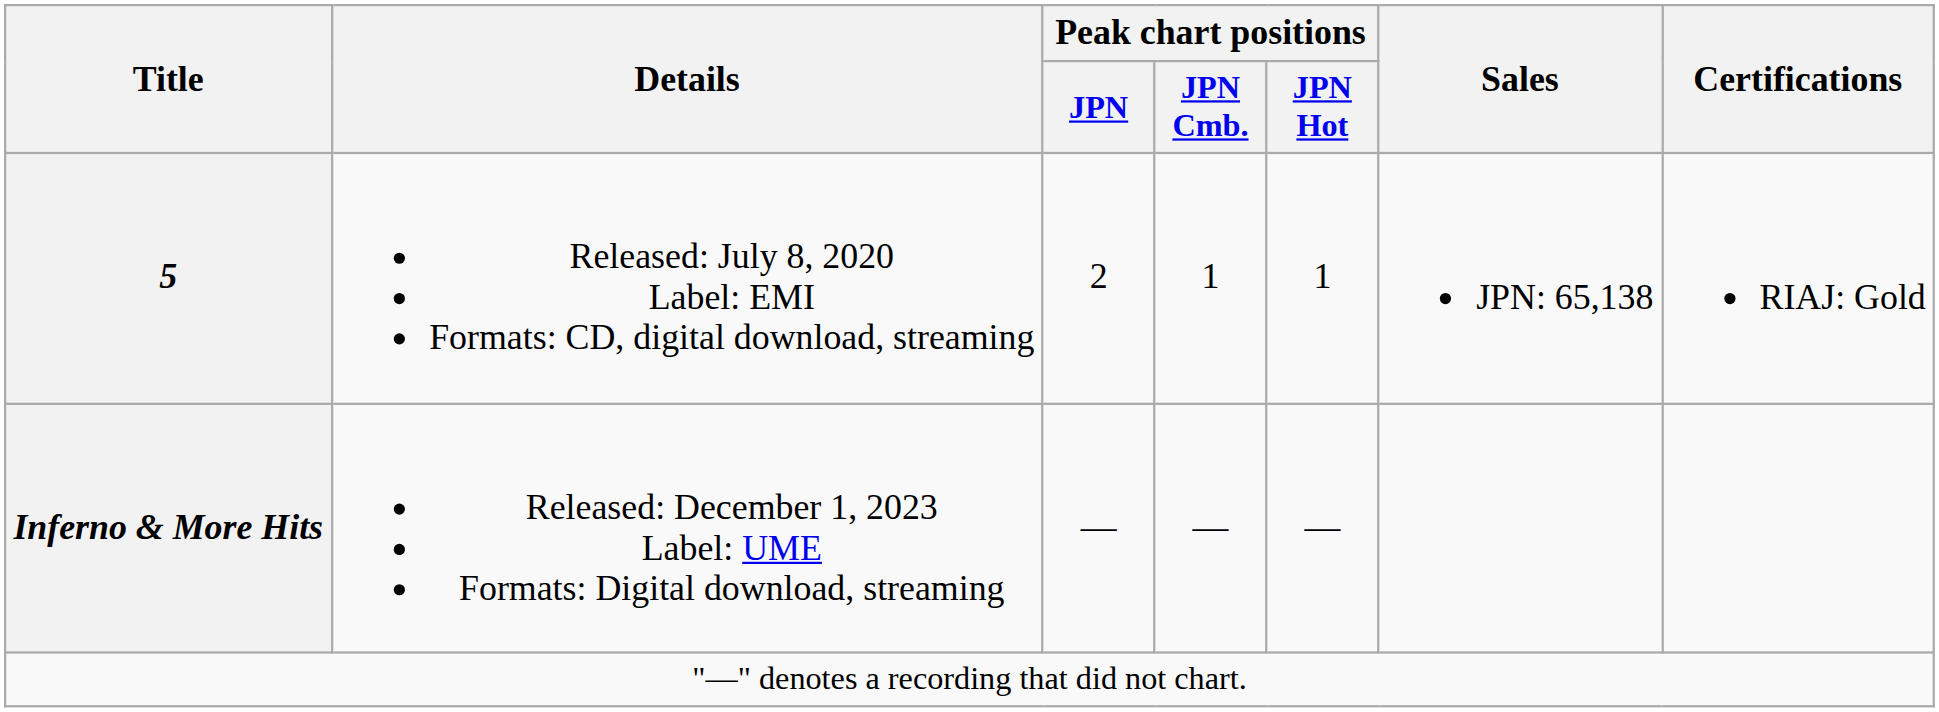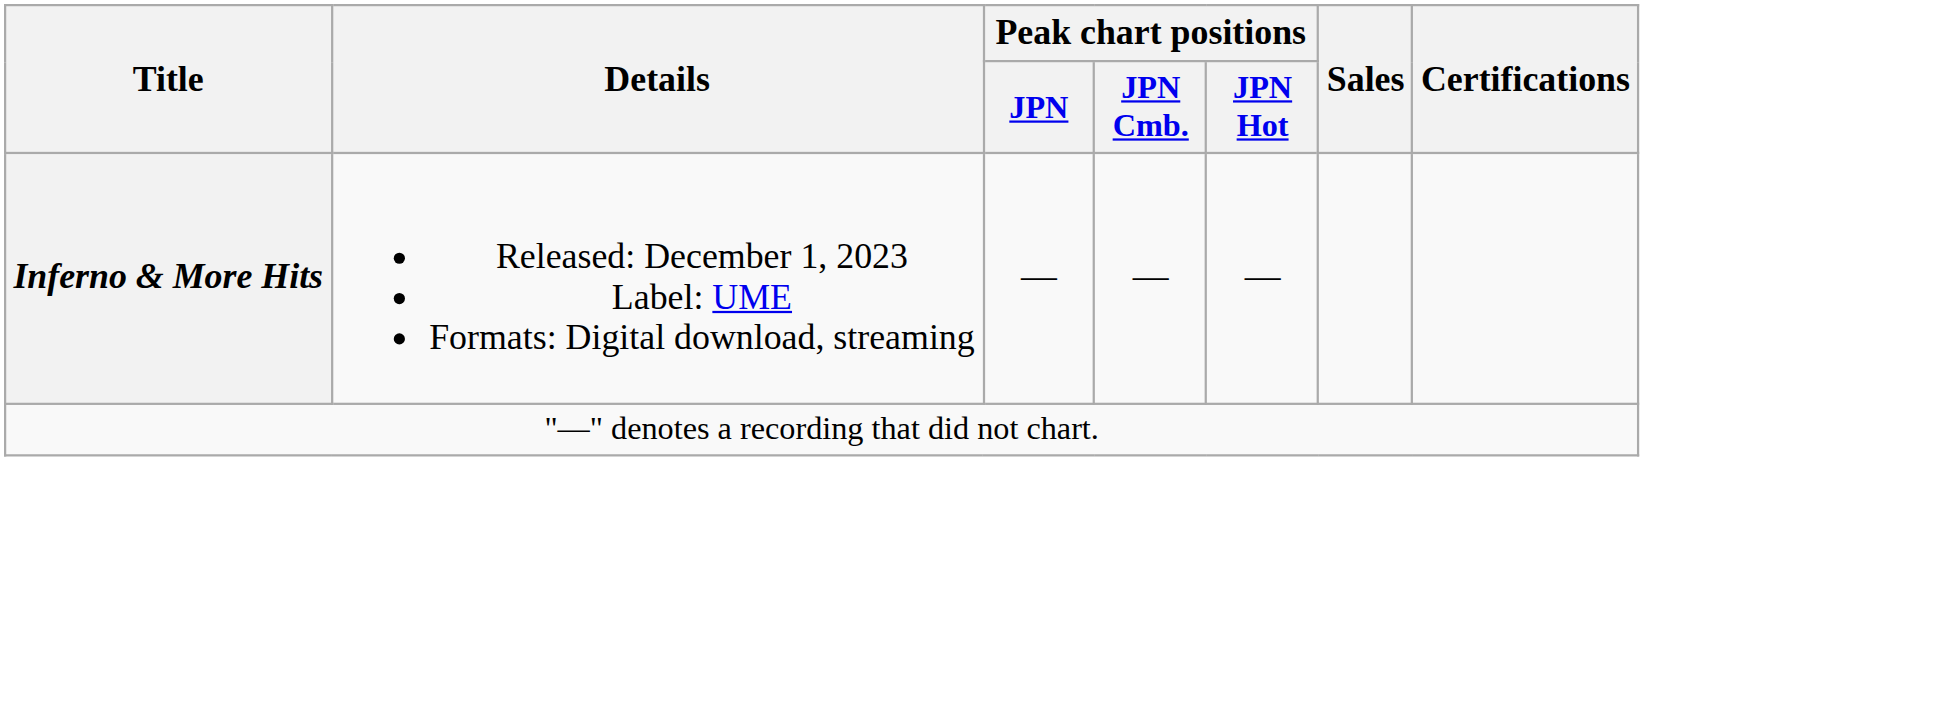- row: (168, 277)
